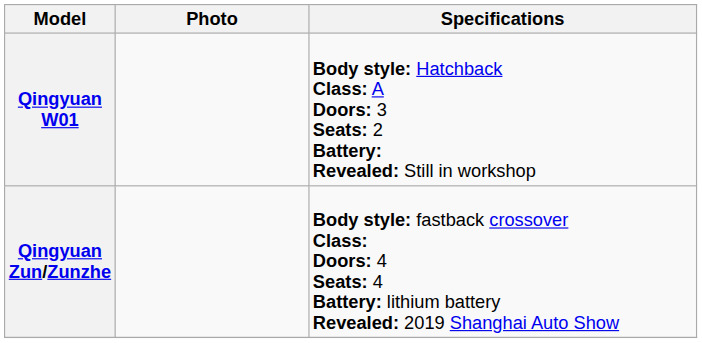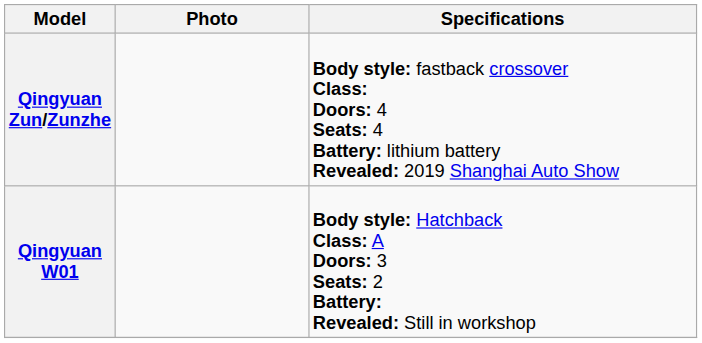rows swapped: (60, 261) <-> (60, 109)
